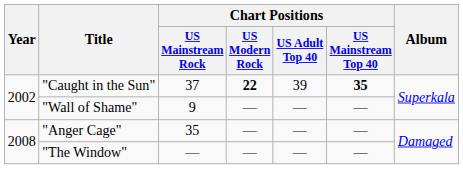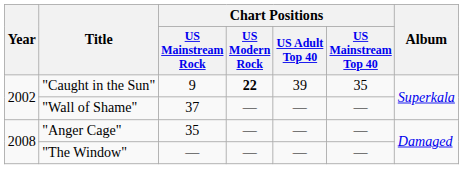(192, 85) 37 -> (192, 85) 9
(361, 85) bold -> (361, 85) normal
(192, 108) 9 -> (192, 108) 37
